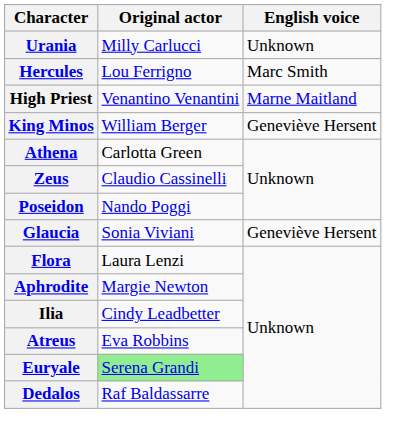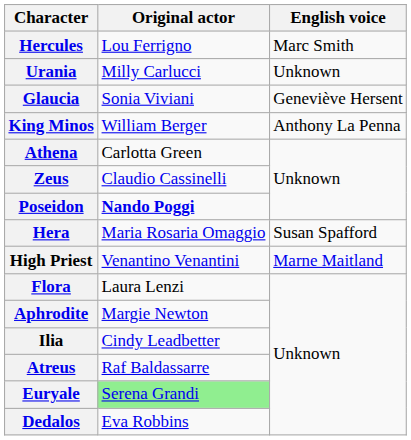rows swapped: (51, 71) <-> (51, 44)
rows swapped: (51, 233) <-> (51, 98)
(312, 125) Geneviève Hersent -> (337, 125) Anthony La Penna
(146, 206) normal -> (148, 206) bold
+ row: (51, 233)
(145, 340) Eva Robbins -> (155, 367) Raf Baldassarre
(155, 394) Raf Baldassarre -> (145, 421) Eva Robbins
